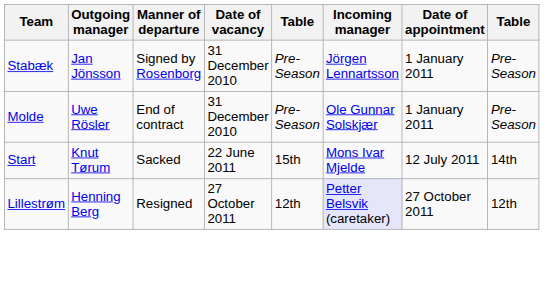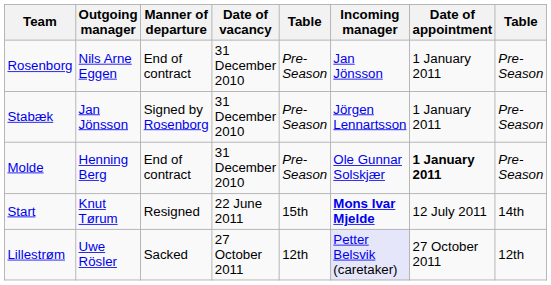+ row: (40, 65)
(90, 116) Uwe Rösler -> (103, 167) Henning Berg
(434, 116) normal -> (444, 167) bold
(158, 160) Sacked -> (172, 211) Resigned
(355, 160) normal -> (364, 211) bold
(96, 203) Henning Berg -> (98, 254) Uwe Rösler
(164, 203) Resigned -> (166, 254) Sacked
